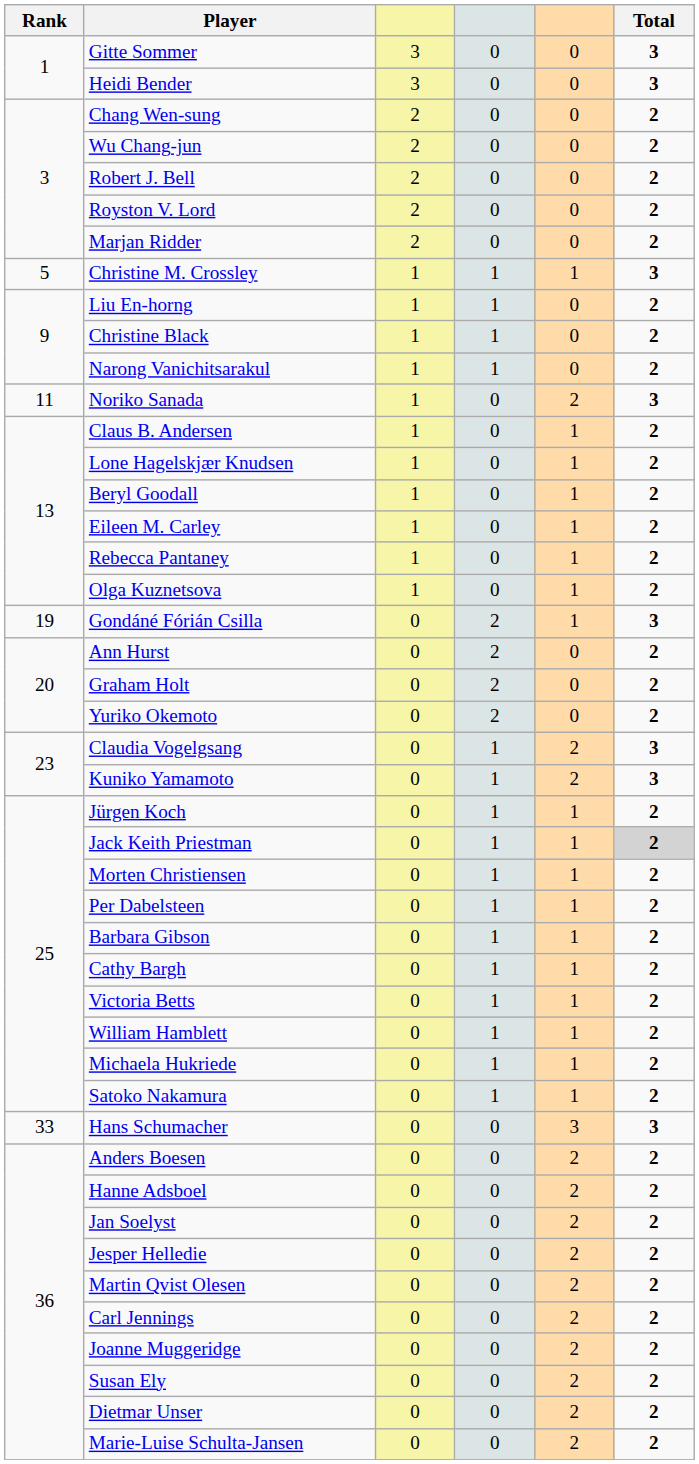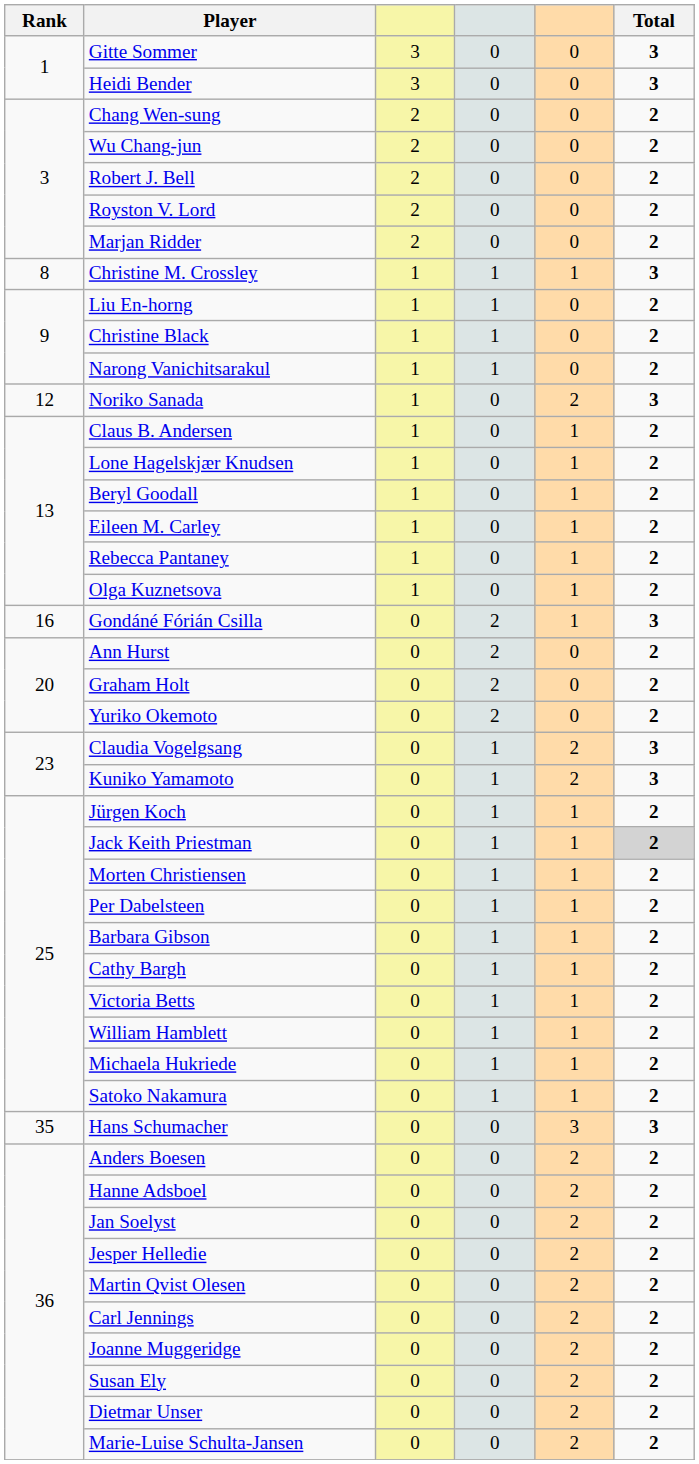(44, 273) 5 -> (44, 273) 8
(44, 399) 11 -> (44, 399) 12
(44, 621) 19 -> (44, 621) 16
(44, 1127) 33 -> (44, 1127) 35
